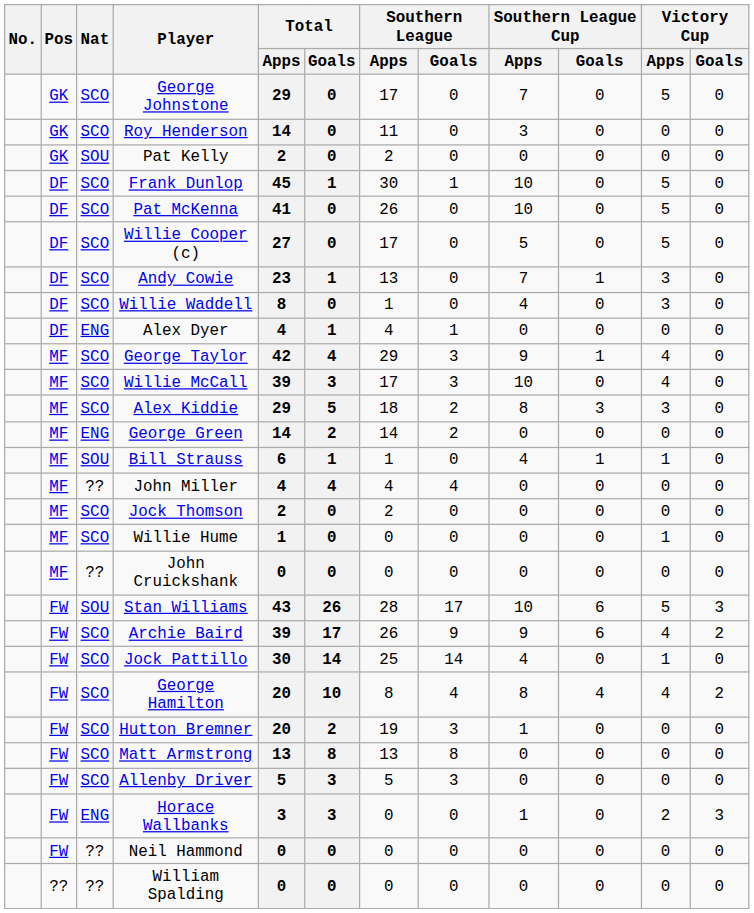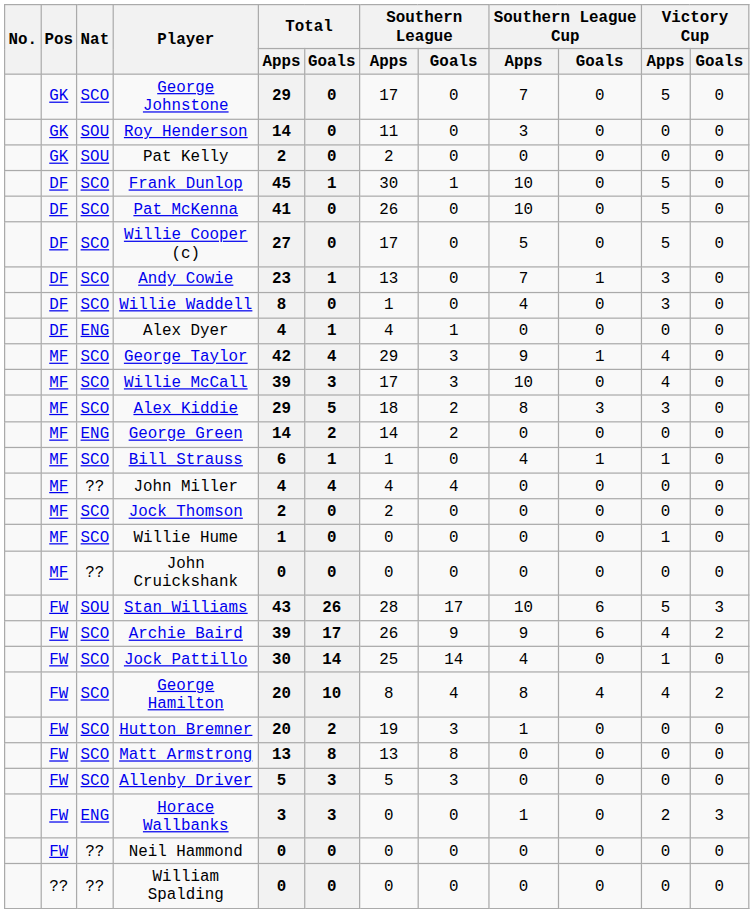(95, 132) SCO -> (95, 132) SOU
(95, 460) SOU -> (95, 460) SCO
